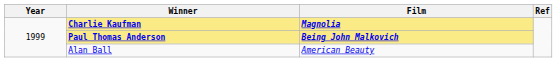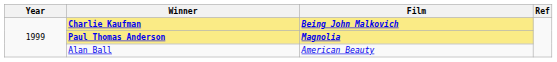(321, 24) Magnolia -> (350, 24) Being John Malkovich
(350, 37) Being John Malkovich -> (321, 37) Magnolia
